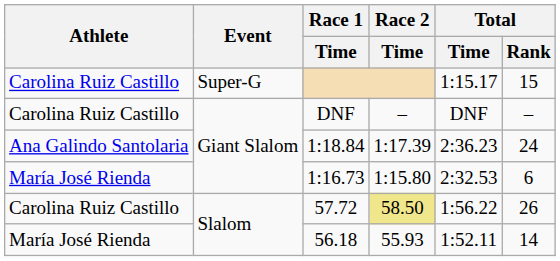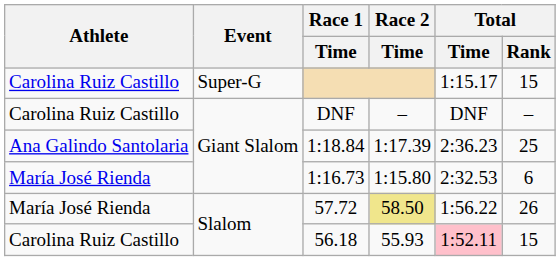(529, 145) 24 -> (529, 145) 25
(94, 208) Carolina Ruiz Castillo -> (80, 208) María José Rienda
(80, 240) María José Rienda -> (94, 240) Carolina Ruiz Castillo
(469, 240) no background -> (469, 240) pink background
(529, 240) 14 -> (529, 240) 15
